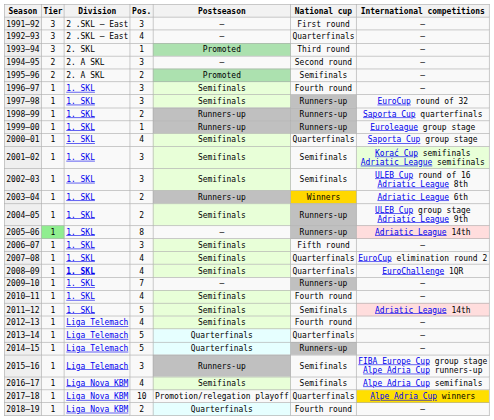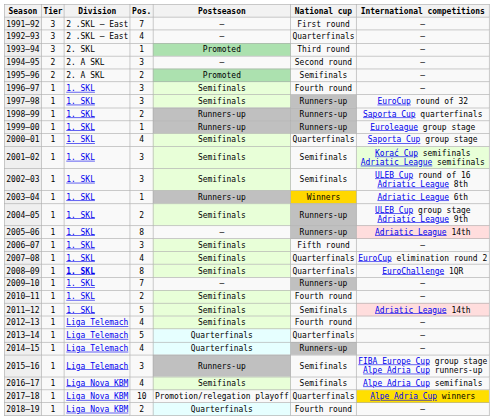(142, 24) 3 -> (142, 24) 7
(142, 197) 2 -> (142, 197) 1
(53, 232) lightgreen background -> (53, 232) no background
(142, 271) 4 -> (142, 271) 8
(142, 297) 4 -> (142, 297) 2
(142, 348) 5 -> (142, 348) 4
